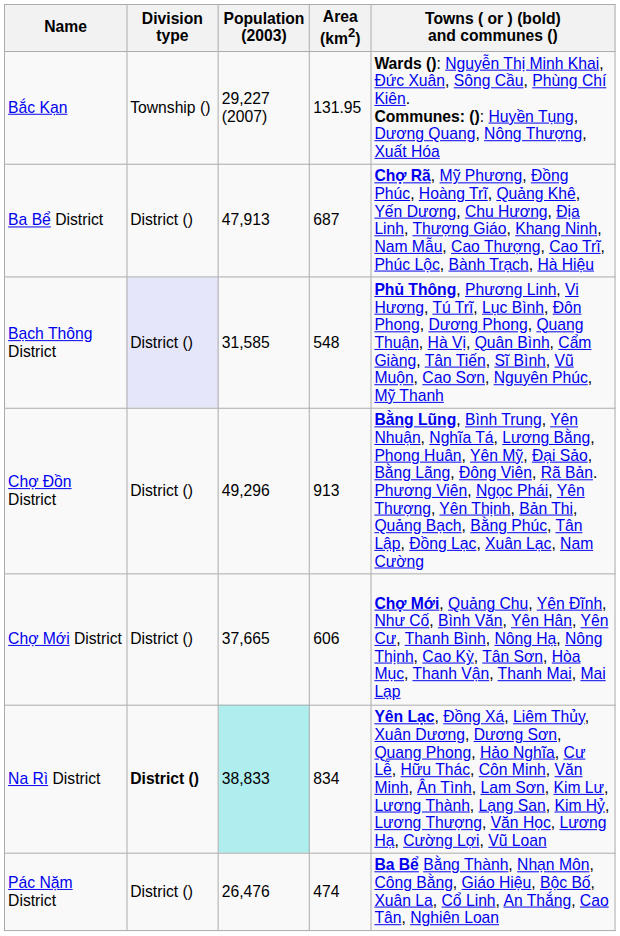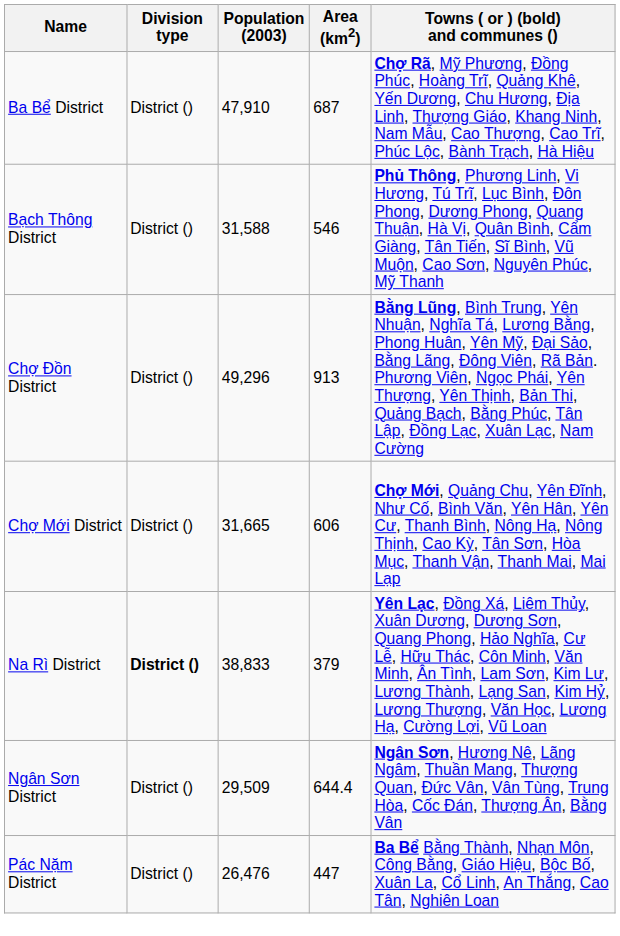- row: (38, 107)
(246, 220) 47,913 -> (246, 107) 47,910
(162, 342) lavender background -> (162, 229) no background
(246, 342) 31,585 -> (246, 229) 31,588
(326, 342) 548 -> (326, 229) 546
(246, 639) 37,665 -> (246, 526) 31,665
(246, 778) paleturquoise background -> (246, 665) no background
(326, 778) 834 -> (326, 665) 379
+ row: (44, 787)
(326, 892) 474 -> (326, 874) 447
